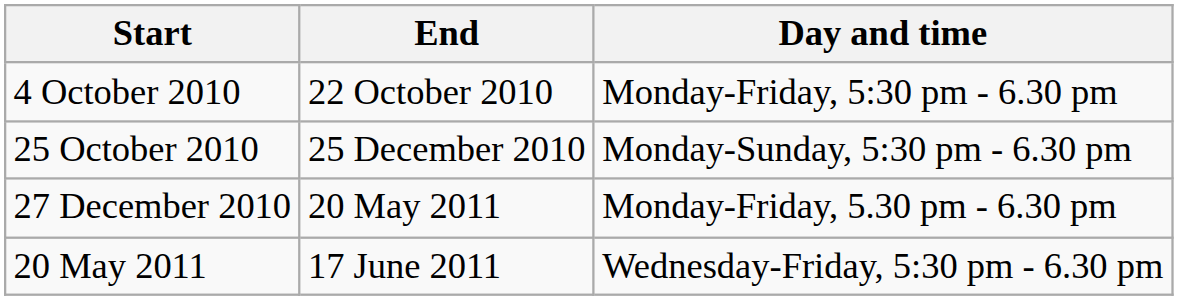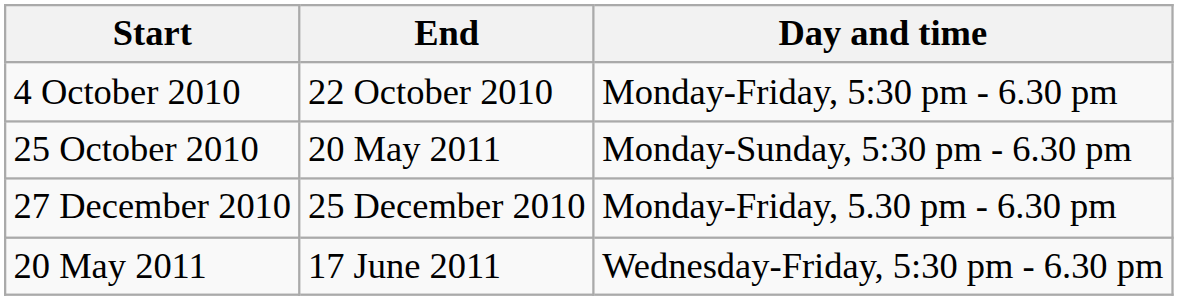(447, 149) 25 December 2010 -> (405, 149) 20 May 2011
(405, 206) 20 May 2011 -> (447, 206) 25 December 2010
